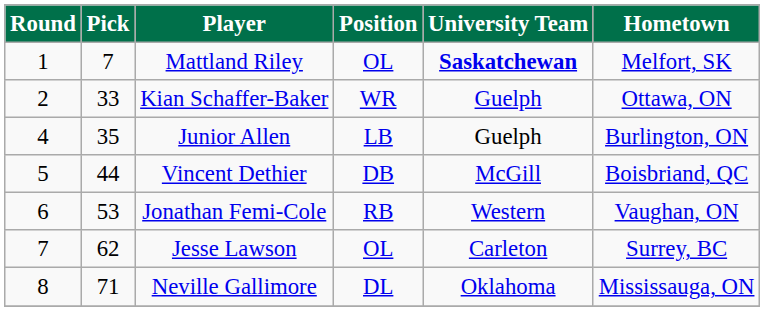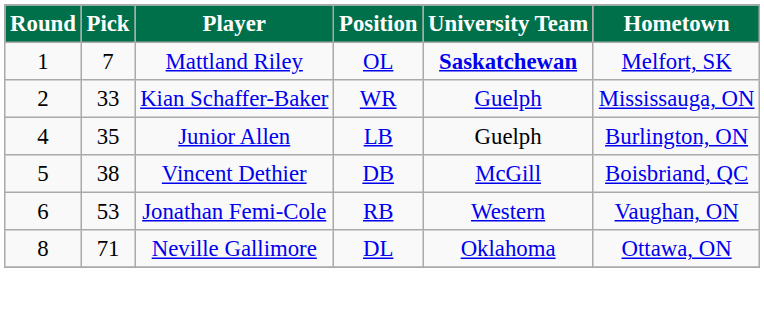(677, 98) Ottawa, ON -> (677, 98) Mississauga, ON
(108, 173) 44 -> (108, 173) 38
- row: (234, 249)
(677, 286) Mississauga, ON -> (677, 249) Ottawa, ON
